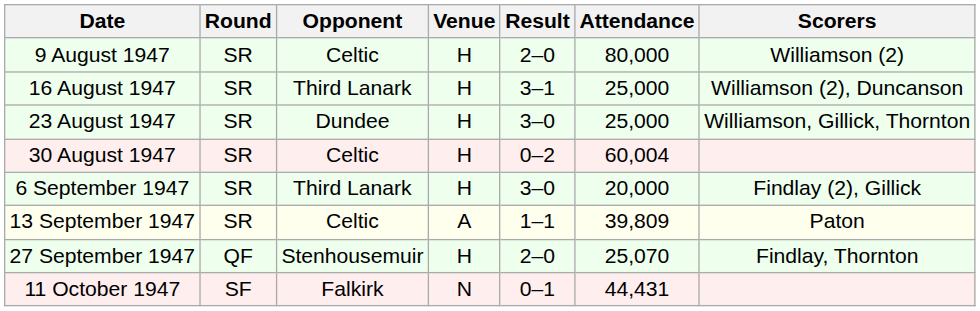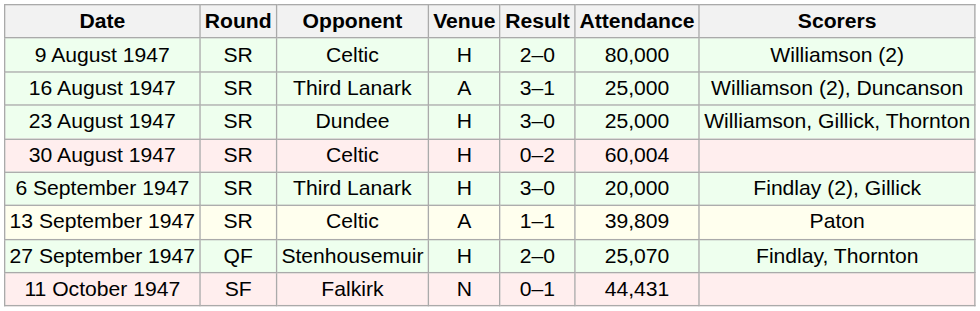(464, 88) H -> (464, 88) A
